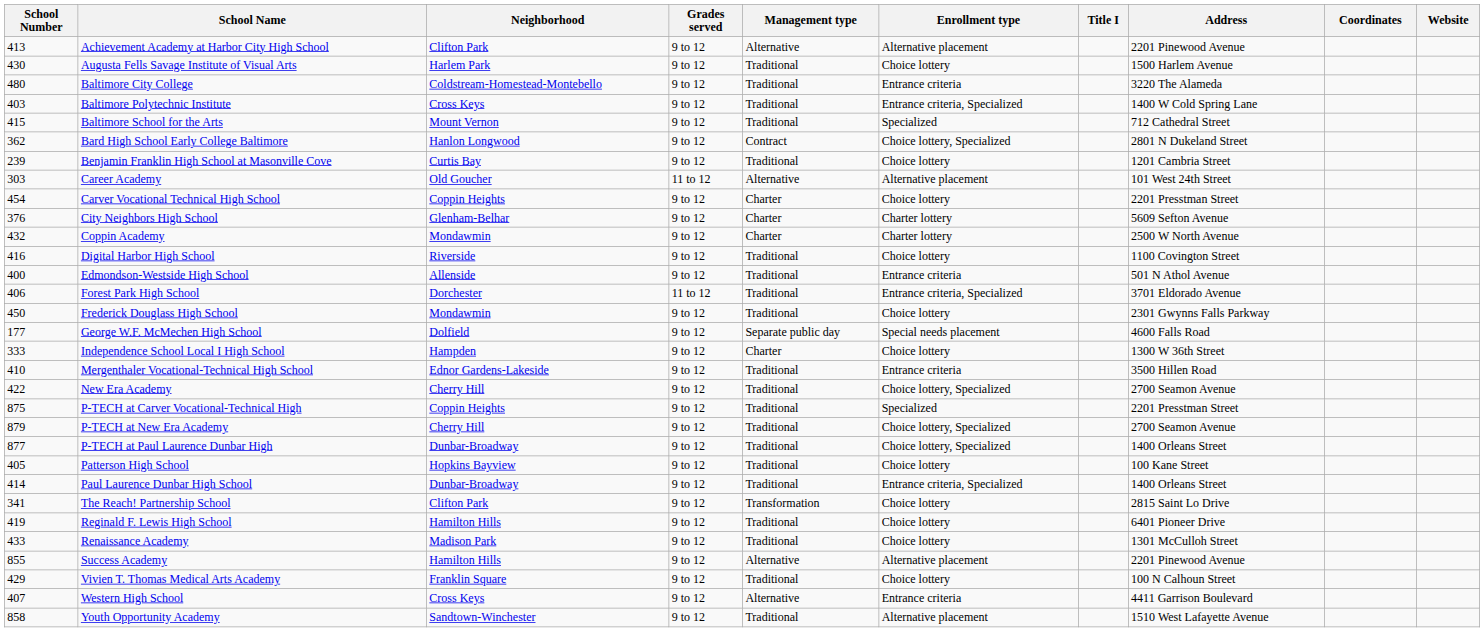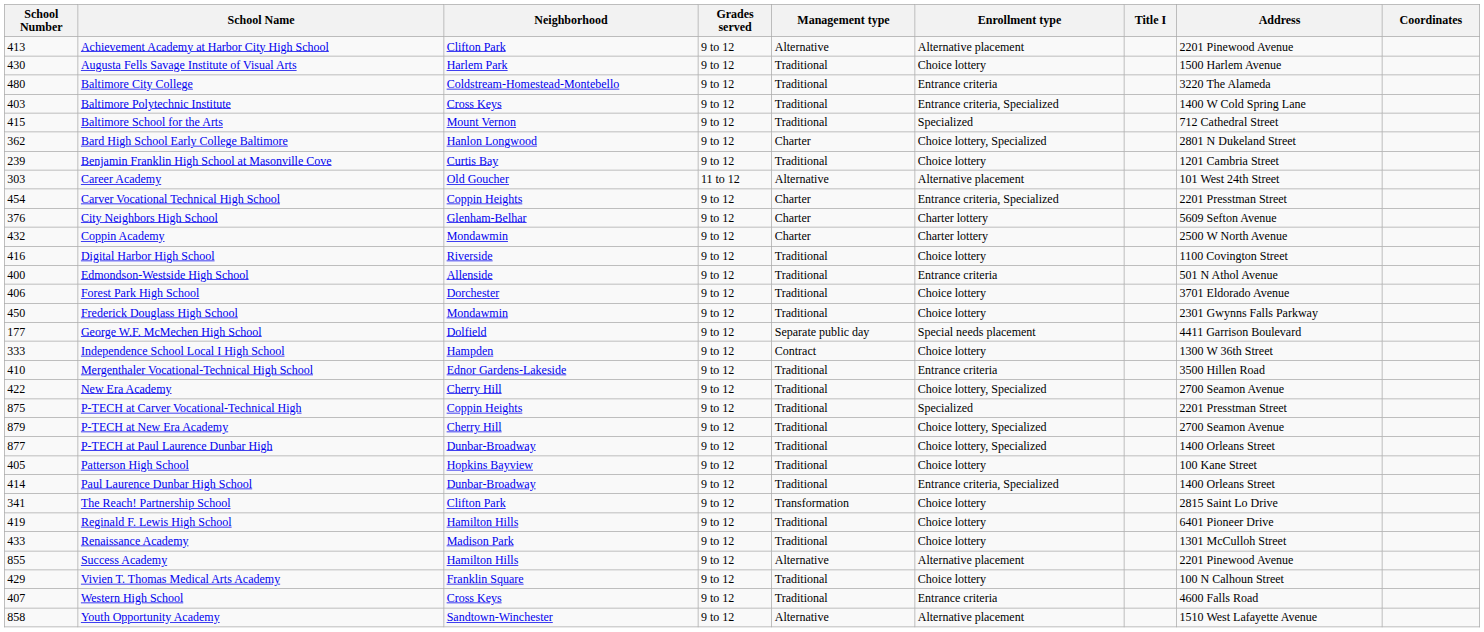- column: (1448, 20)
(766, 141) Contract -> (793, 141) Charter
(916, 198) Choice lottery -> (988, 198) Entrance criteria, Specialized
(691, 293) 11 to 12 -> (718, 293) 9 to 12
(952, 293) Entrance criteria, Specialized -> (952, 293) Choice lottery
(1170, 332) 4600 Falls Road -> (1240, 332) 4411 Garrison Boulevard
(763, 351) Charter -> (795, 351) Contract
(772, 598) Alternative -> (801, 598) Traditional
(1192, 598) 4411 Garrison Boulevard -> (1219, 598) 4600 Falls Road
(772, 617) Traditional -> (802, 617) Alternative
